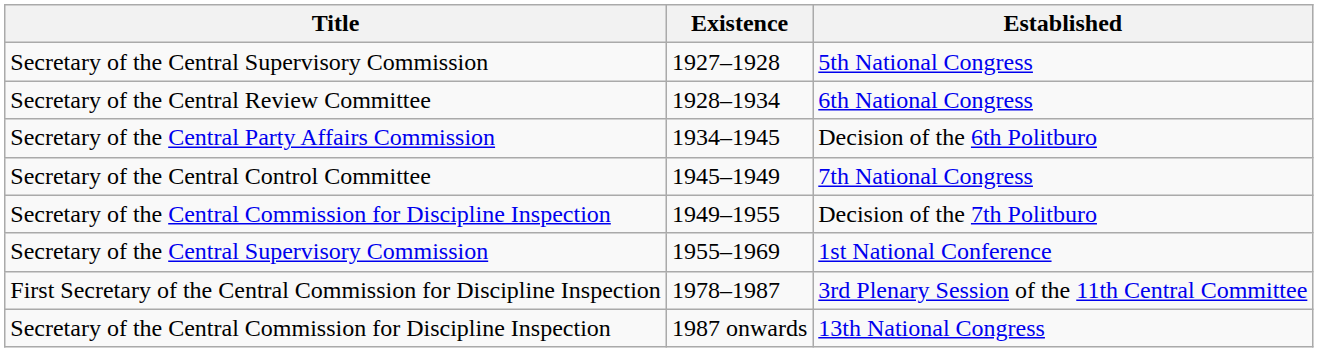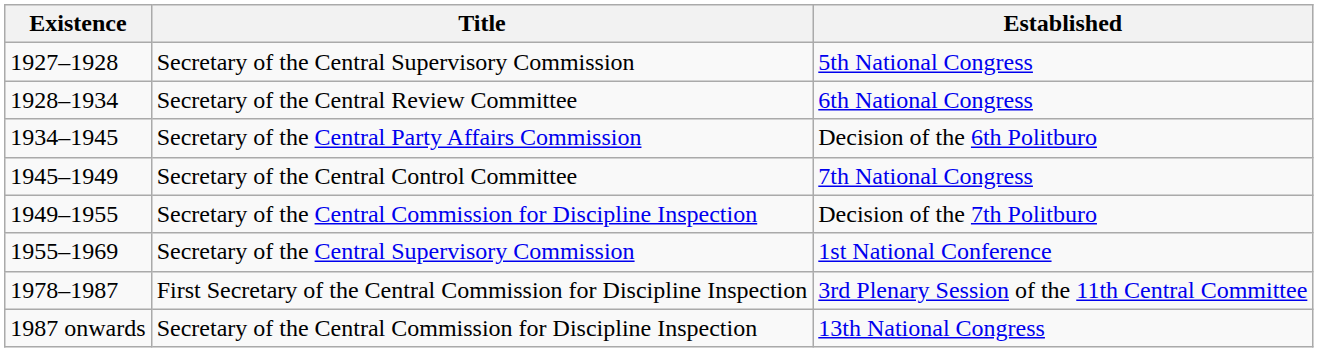columns swapped: (336, 23) <-> (740, 23)
